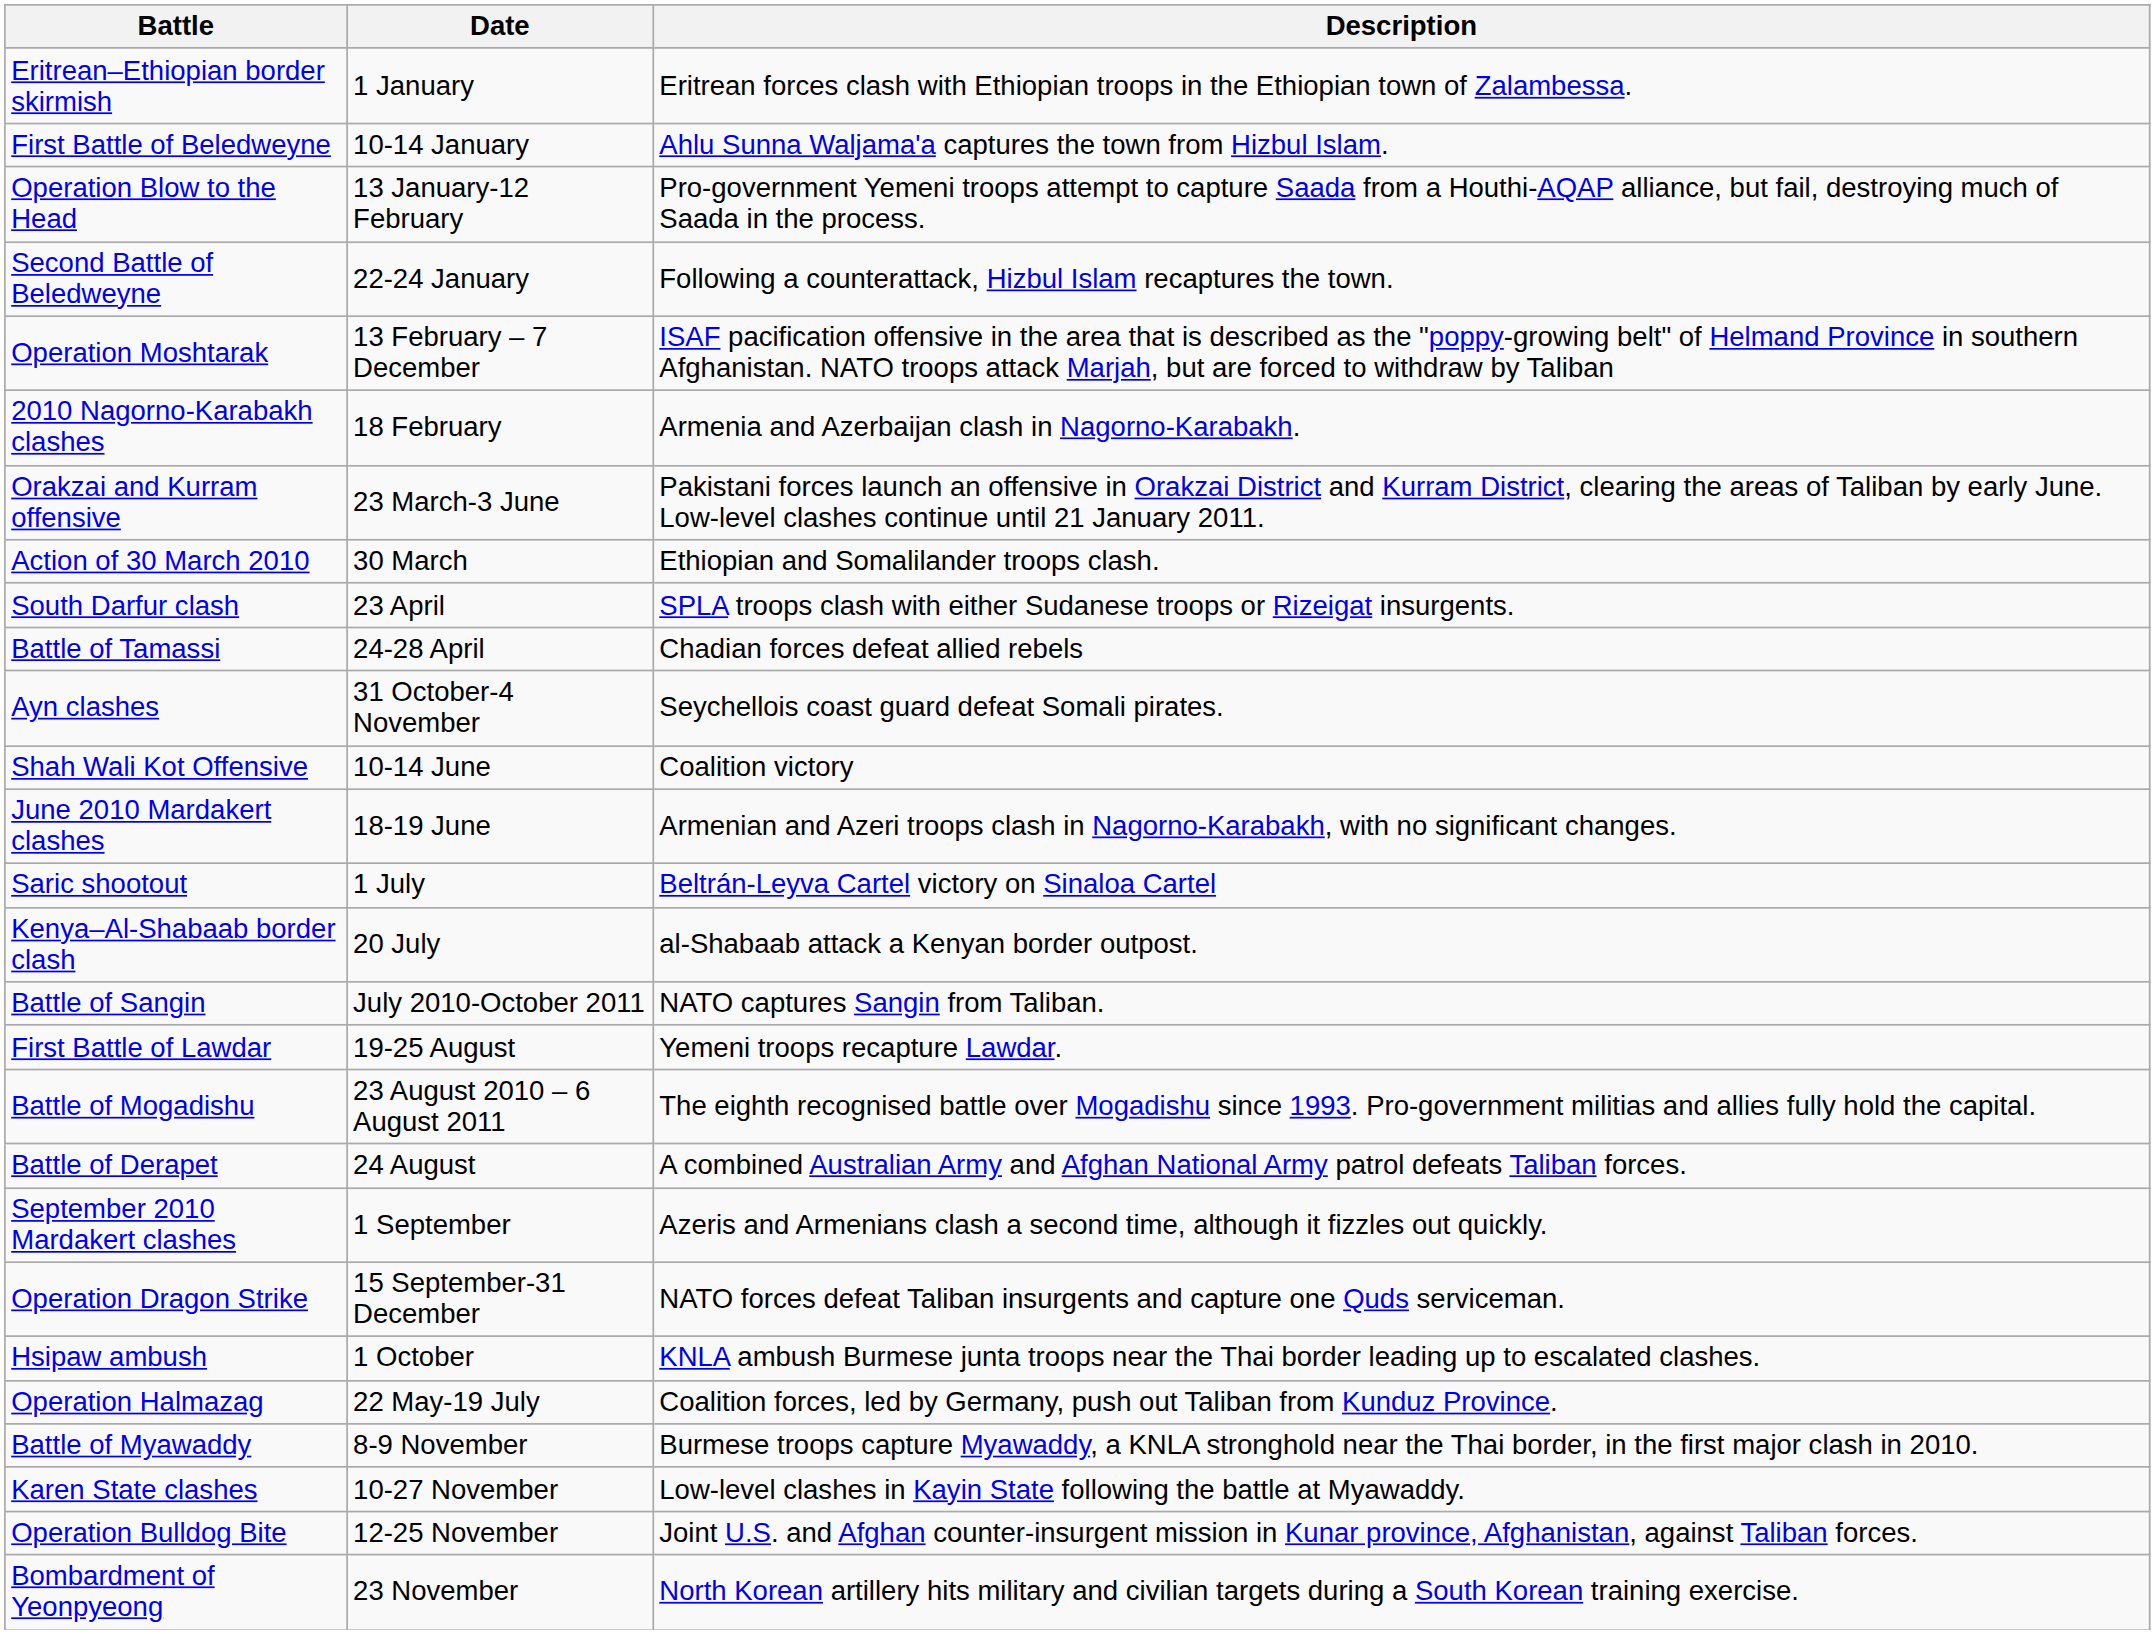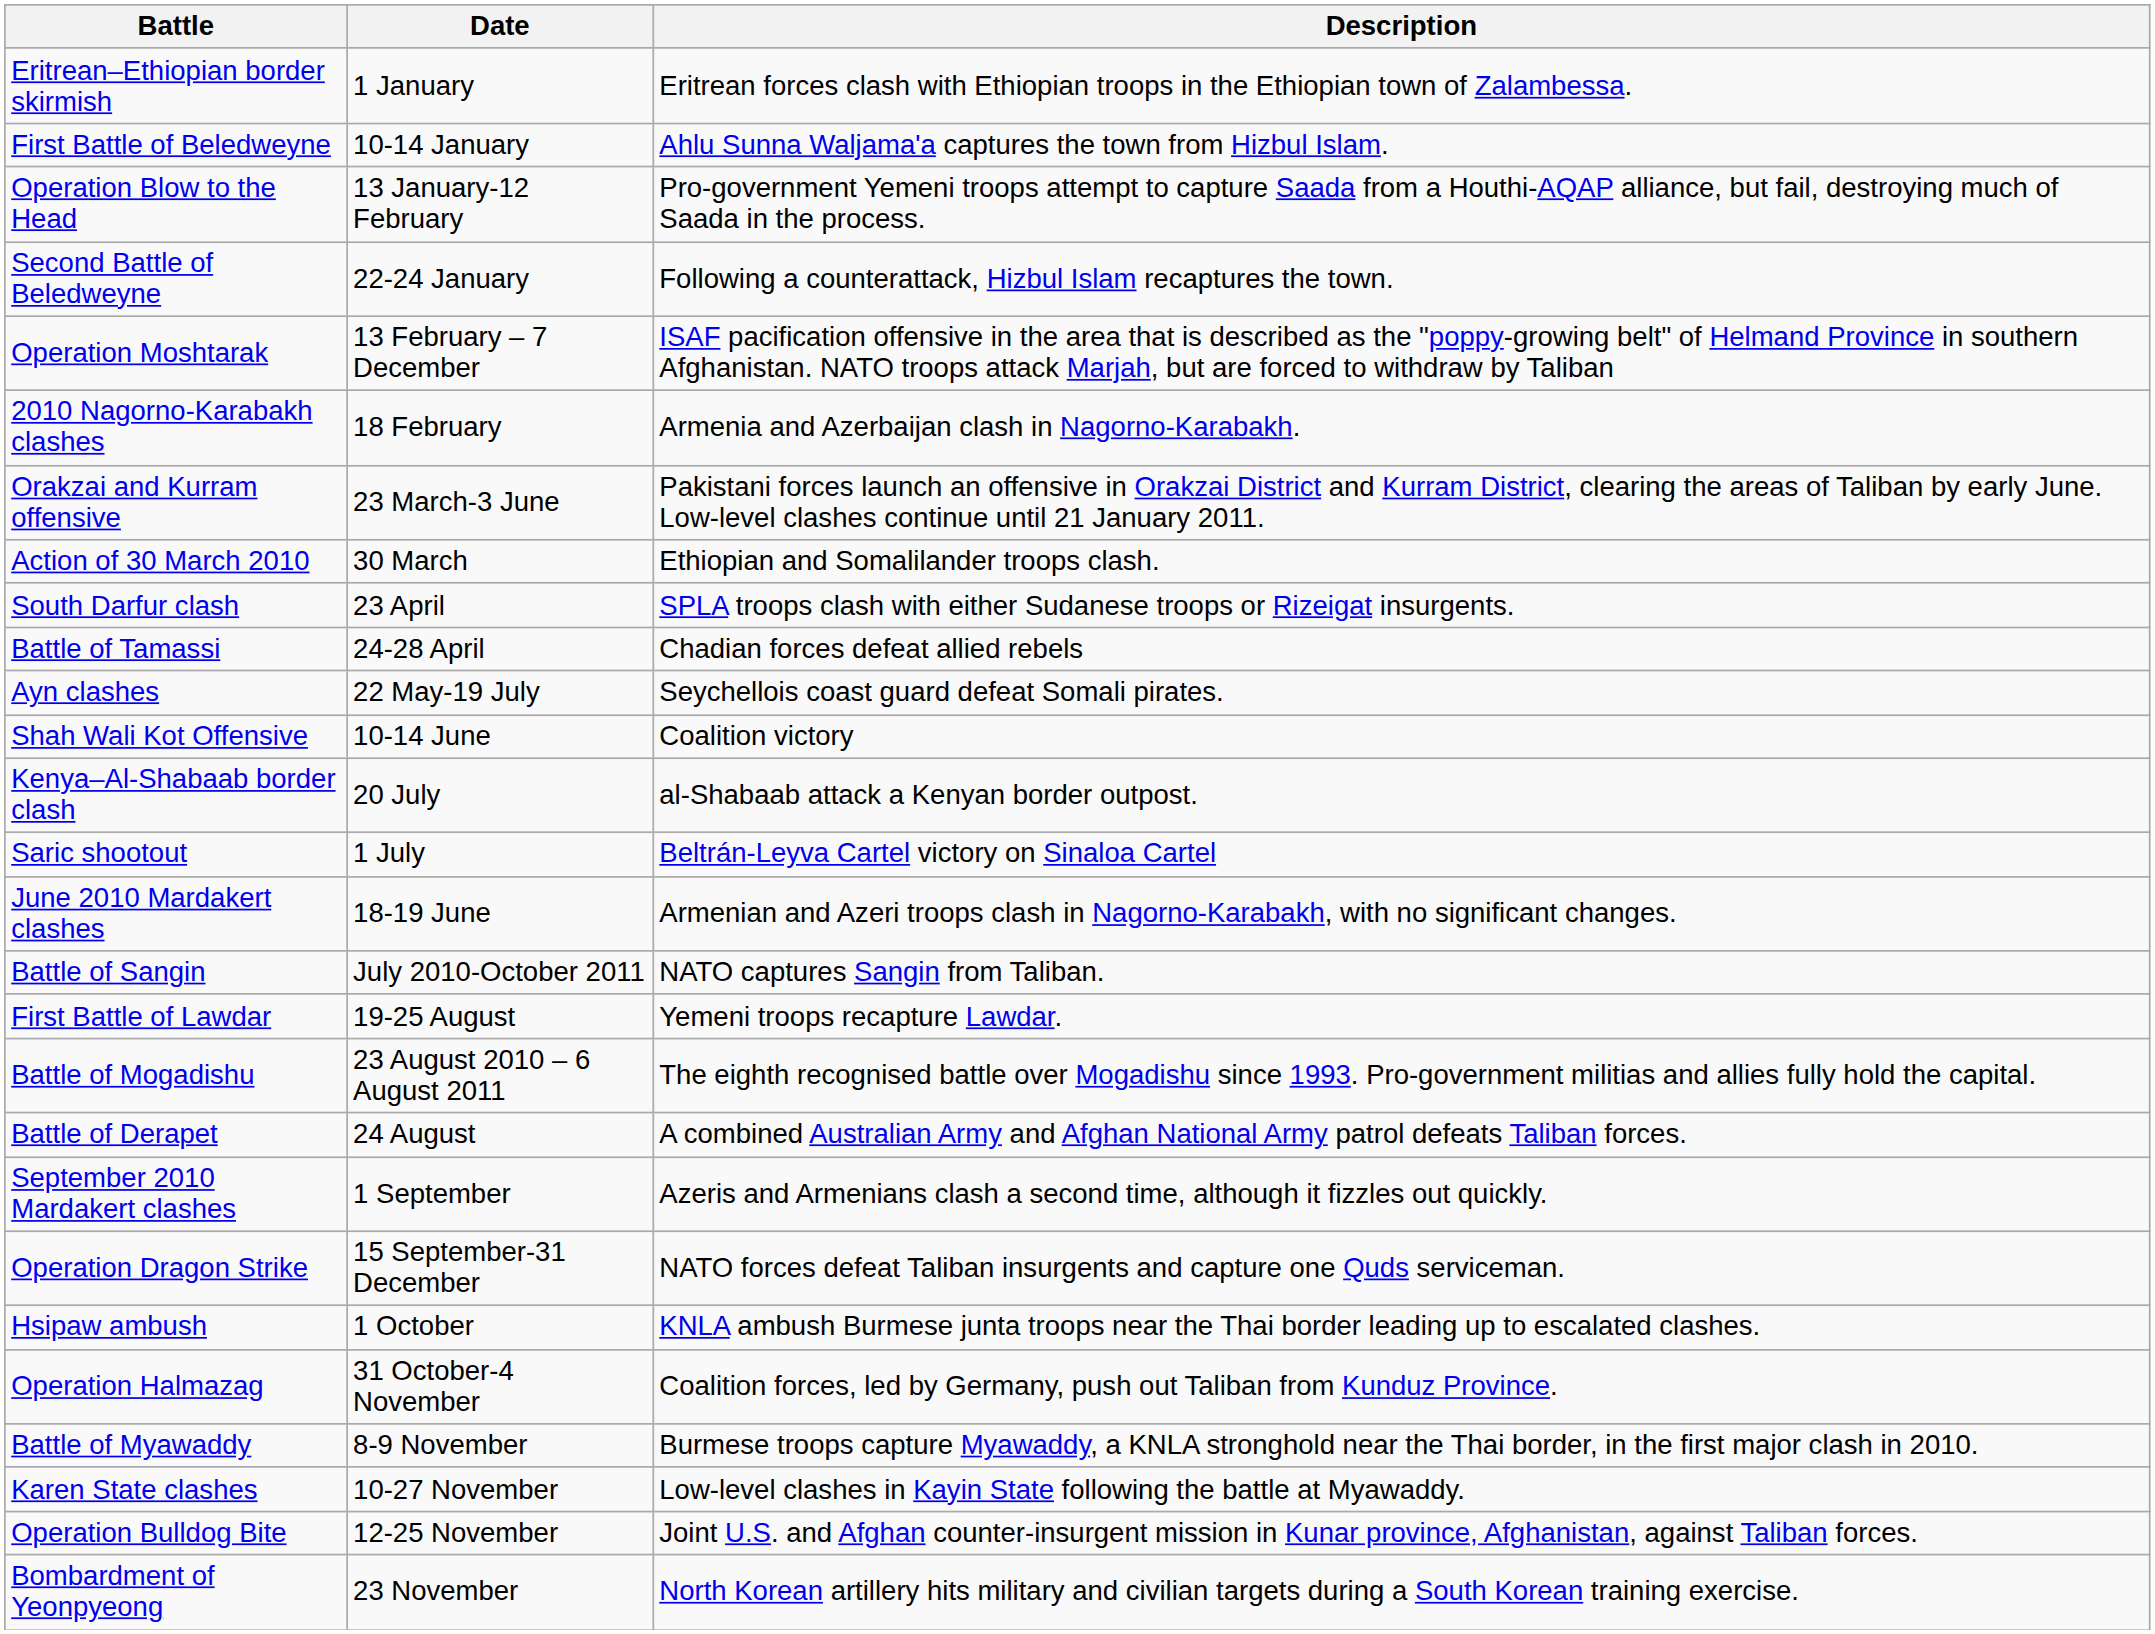(433, 707) 31 October-4 November -> (446, 692) 22 May-19 July
rows swapped: (141, 825) <-> (173, 944)
(446, 1401) 22 May-19 July -> (433, 1386) 31 October-4 November
